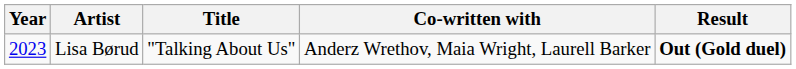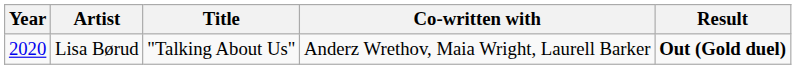(28, 49) 2023 -> (28, 49) 2020
